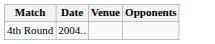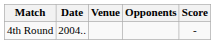+ column: (195, 13)
